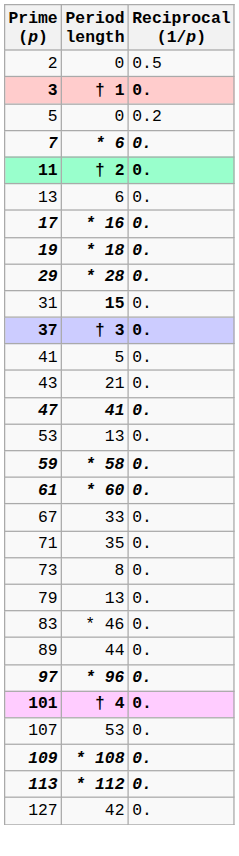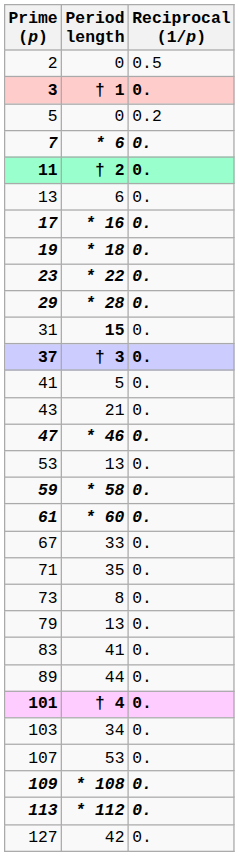+ row: (48, 277)
(115, 411) 41 -> (105, 437) * 46
(105, 624) * 46 -> (115, 651) 41
- row: (48, 678)
+ row: (43, 731)
